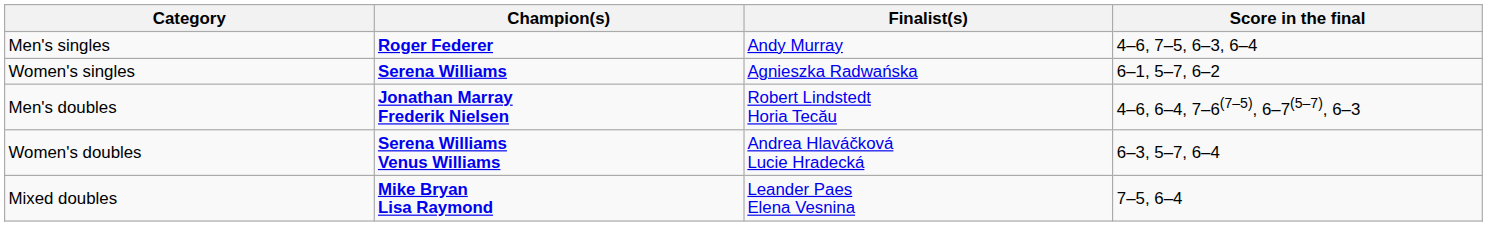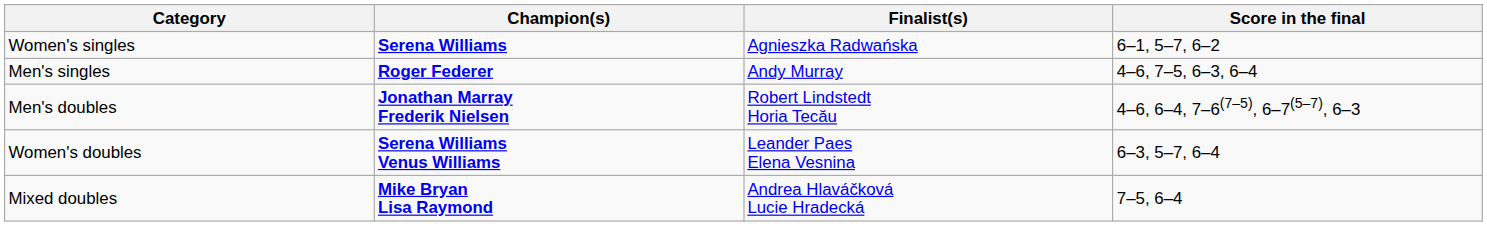rows swapped: (59, 45) <-> (72, 72)
(820, 153) Andrea Hlaváčková Lucie Hradecká -> (801, 153) Leander Paes Elena Vesnina
(801, 198) Leander Paes Elena Vesnina -> (820, 198) Andrea Hlaváčková Lucie Hradecká
